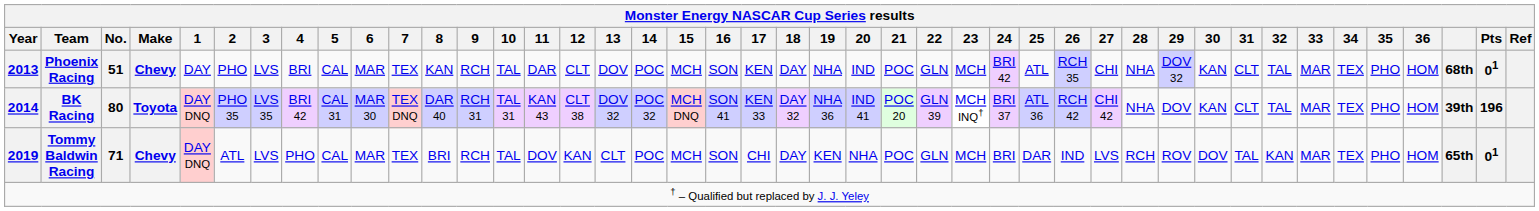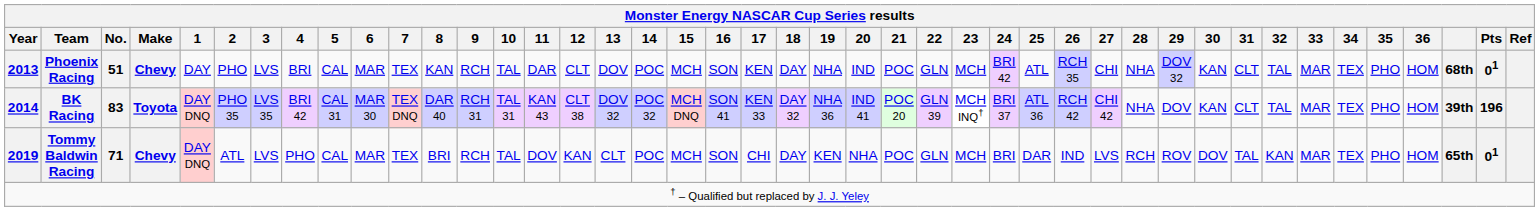(116, 108) 80 -> (116, 108) 83
